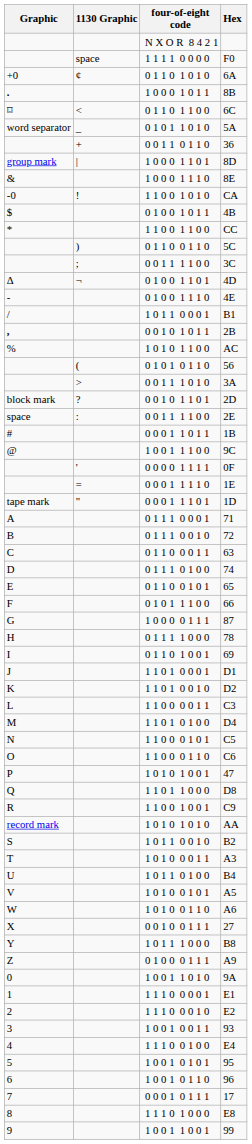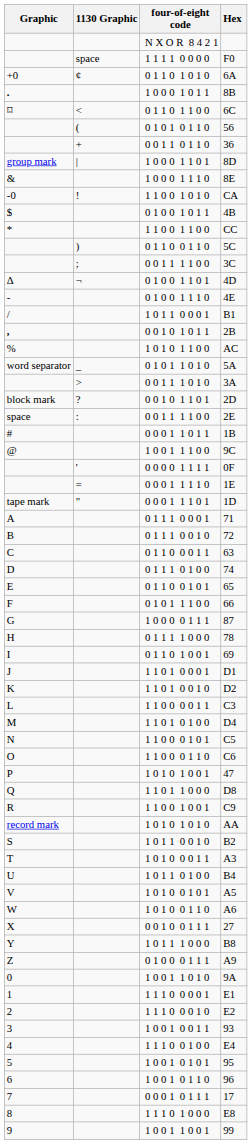rows swapped: (229, 365) <-> (230, 127)
